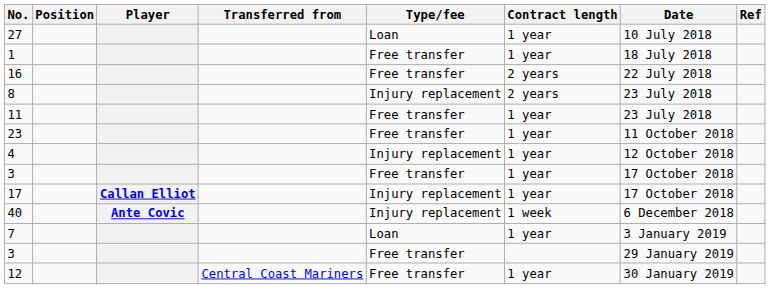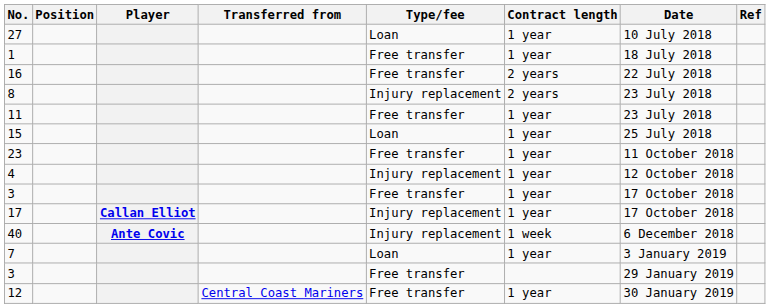+ row: (15, 134)
